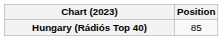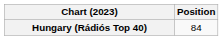(196, 27) 85 -> (196, 27) 84
